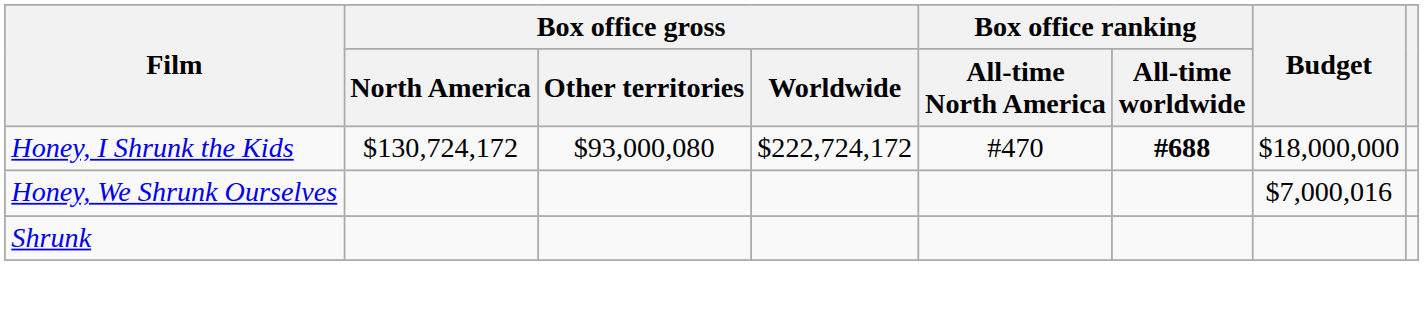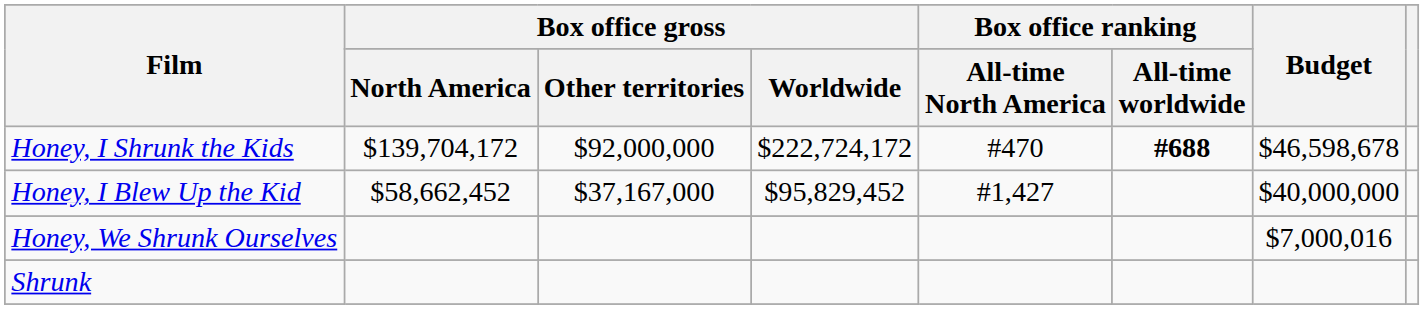(441, 147) $130,724,172 -> (441, 147) $139,704,172
(644, 147) $93,000,080 -> (644, 147) $92,000,000
(1329, 147) $18,000,000 -> (1329, 147) $46,598,678
+ row: (156, 192)
